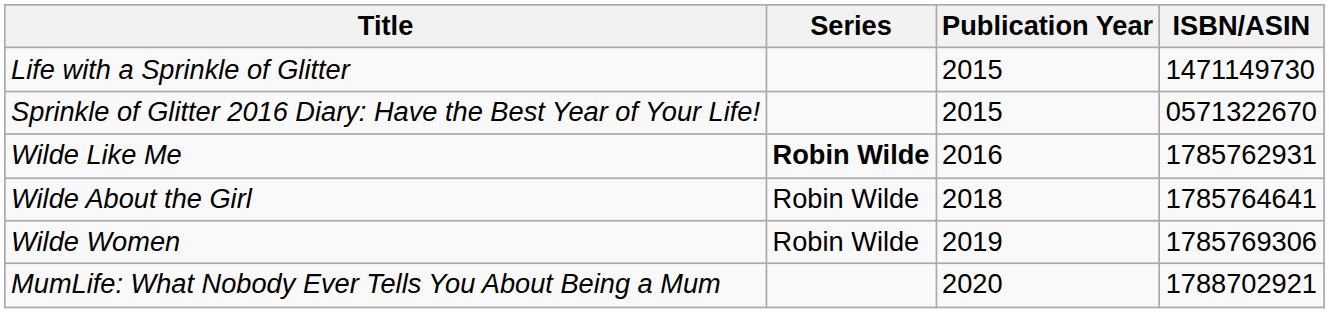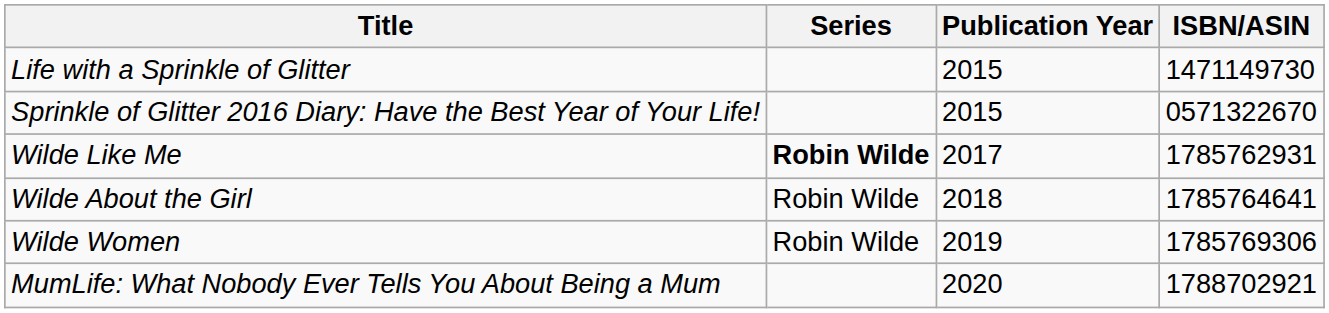(972, 155) 2016 -> (972, 155) 2017
